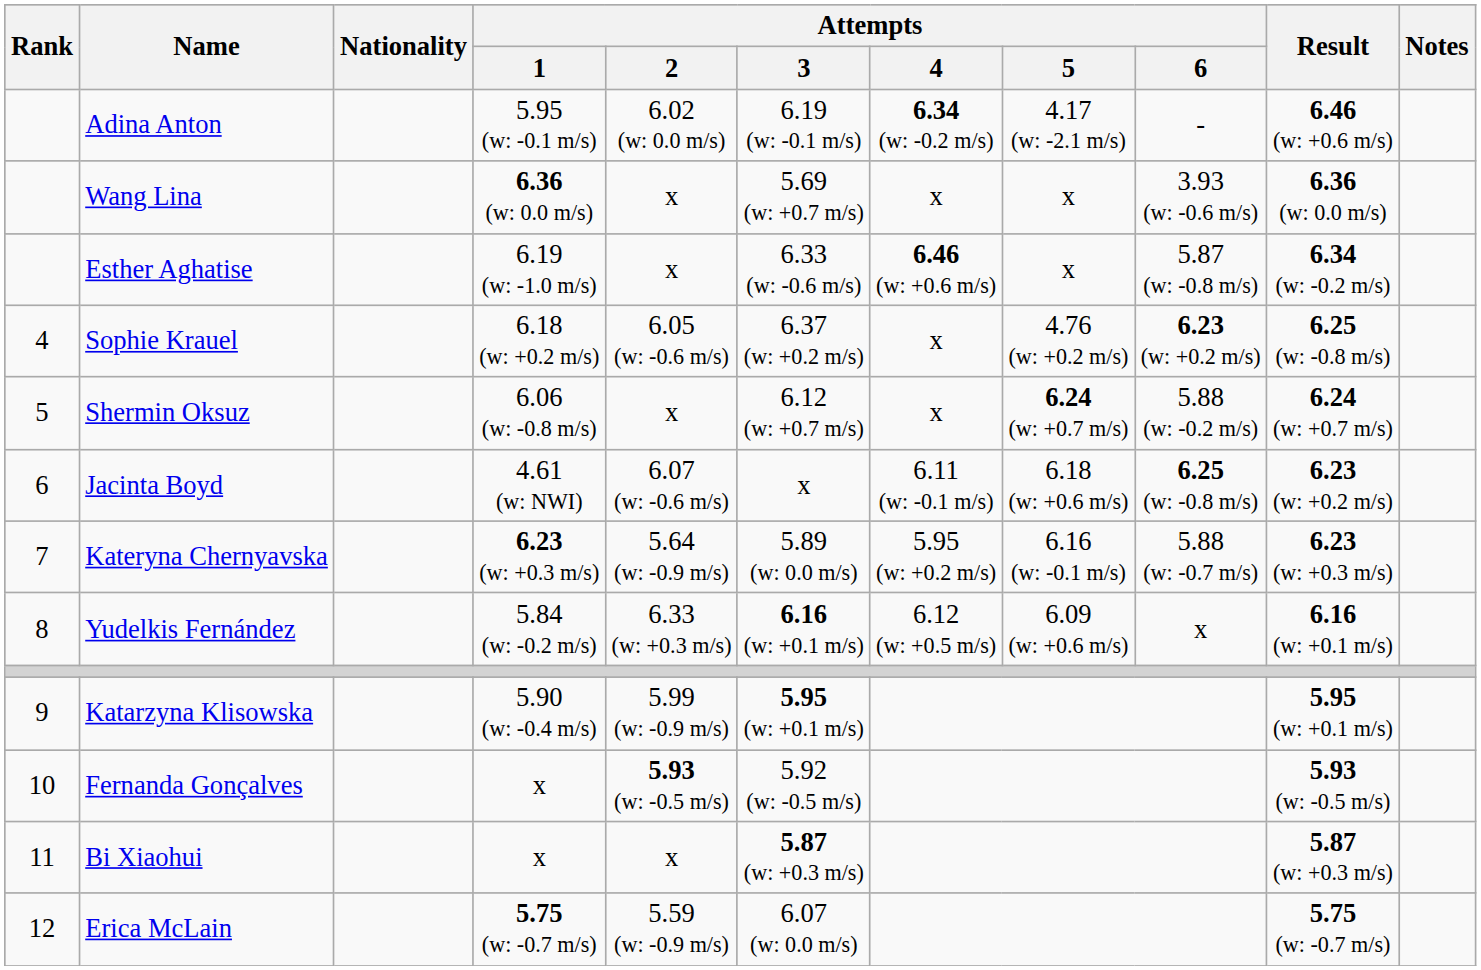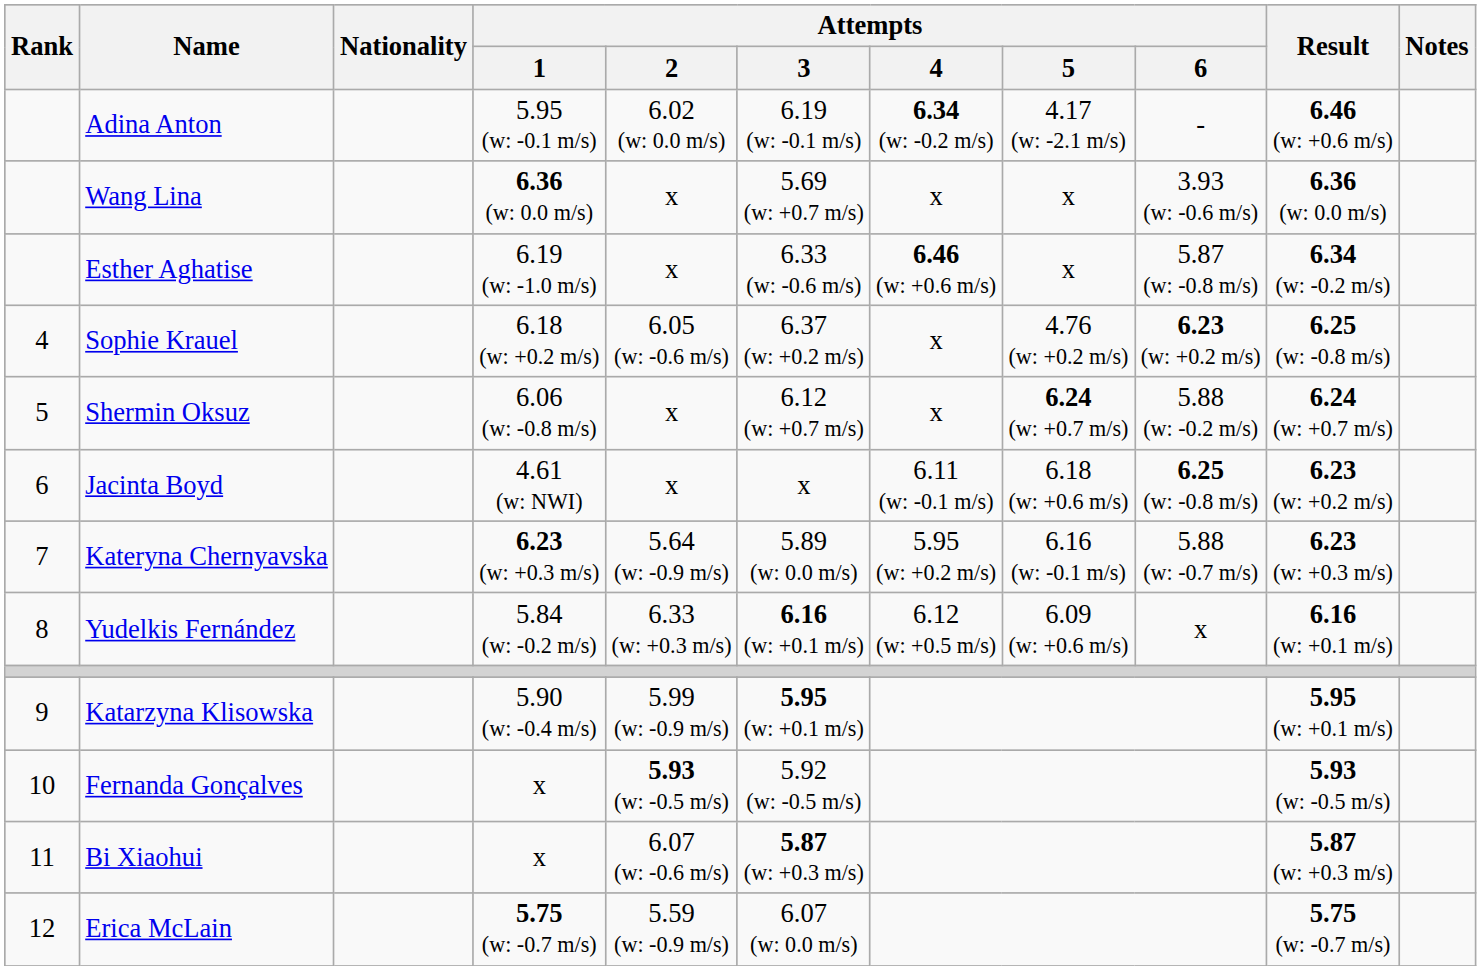(672, 484) 6.07 (w: -0.6 m/s) -> (672, 484) x
(672, 857) x -> (672, 857) 6.07 (w: -0.6 m/s)
